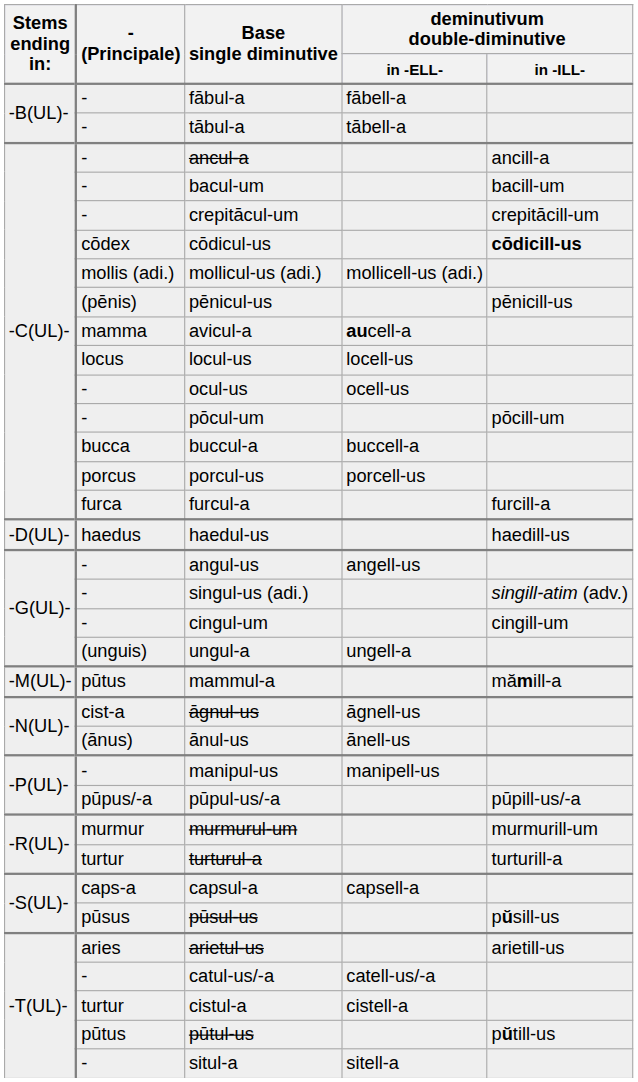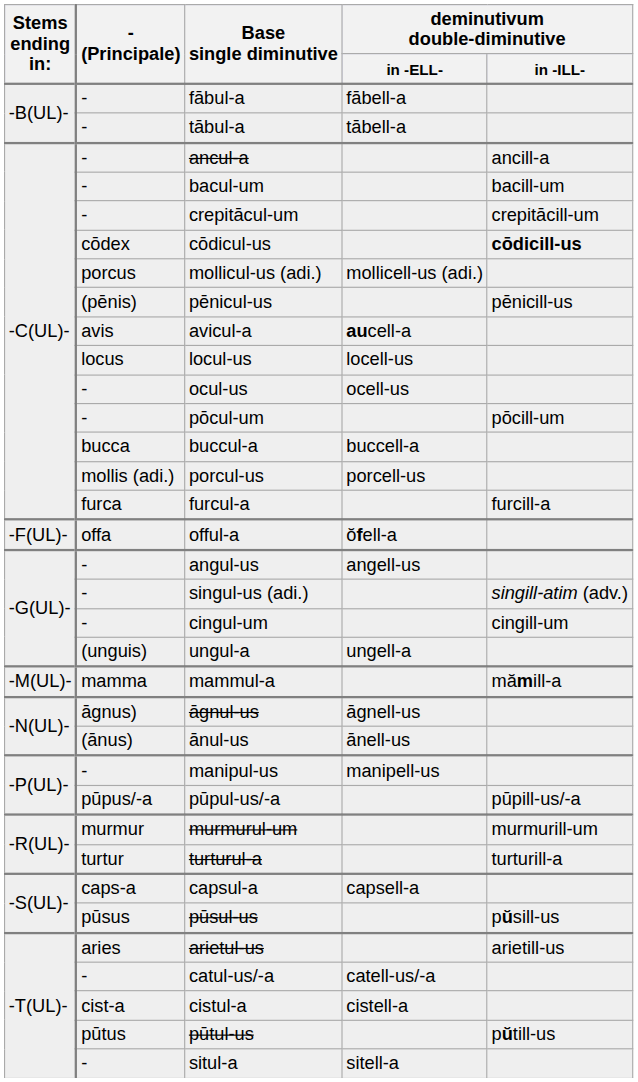(128, 273) mollis (adi.) -> (109, 273) porcus
(114, 331) mamma -> (97, 331) avis
(109, 475) porcus -> (128, 475) mollis (adi.)
- row: (229, 534)
+ row: (214, 534)
(103, 681) pūtus -> (114, 681) mamma
(103, 711) cist-a -> (109, 711) āgnus)
(102, 1005) turtur -> (103, 1005) cist-a
